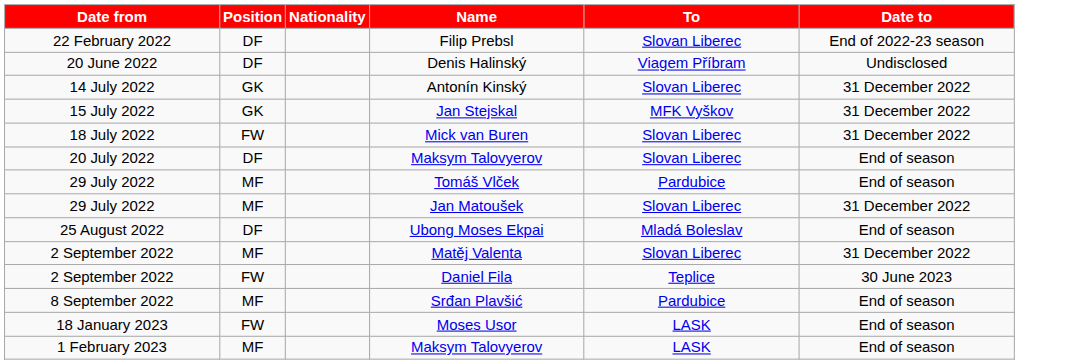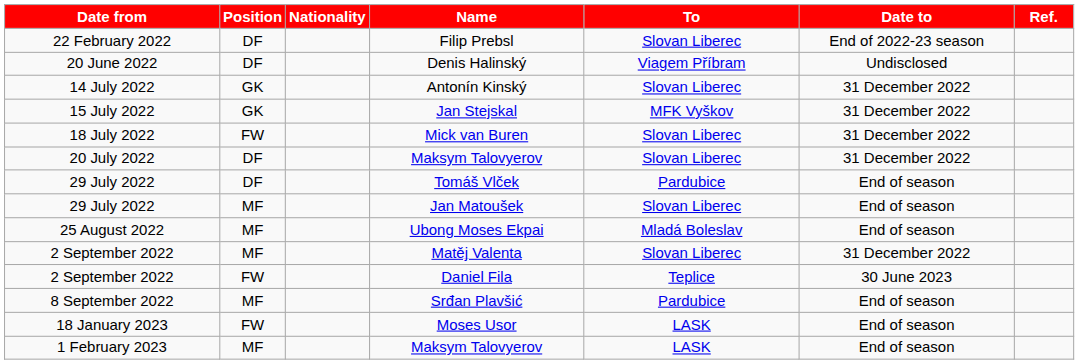+ column: (1044, 17)
(907, 159) End of season -> (907, 159) 31 December 2022
(253, 182) MF -> (253, 182) DF
(907, 206) 31 December 2022 -> (907, 206) End of season
(253, 230) DF -> (253, 230) MF
